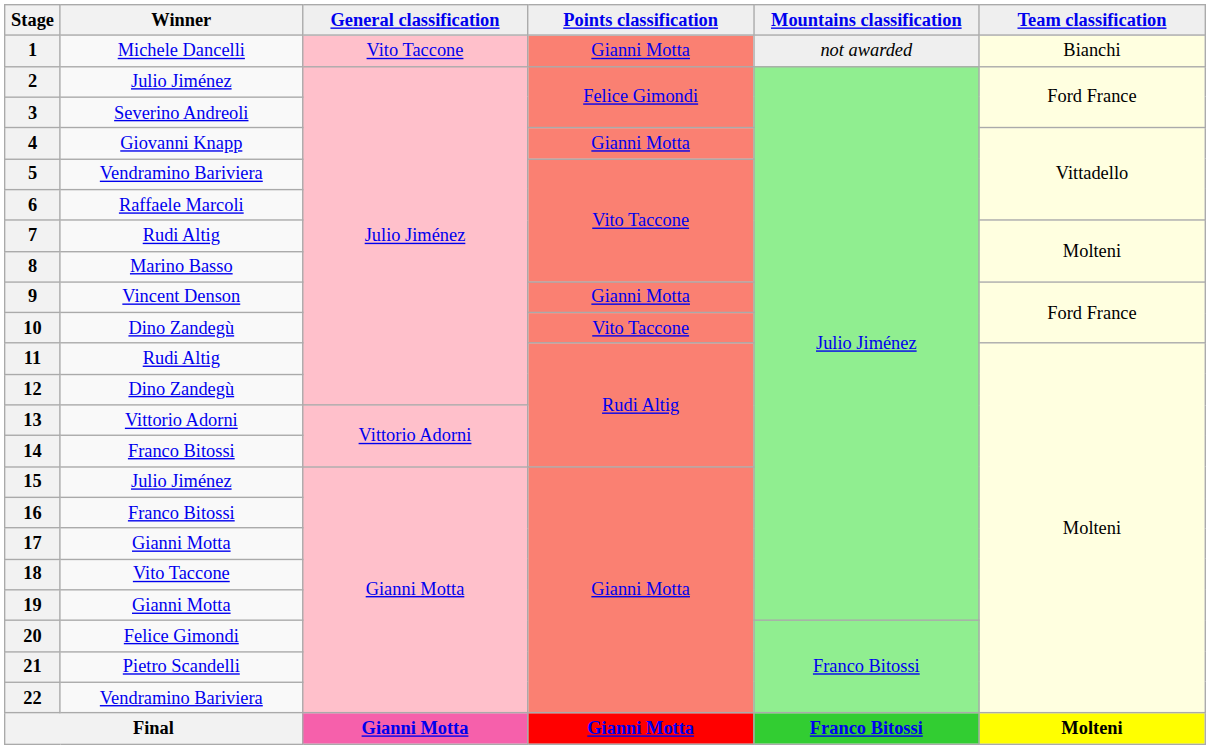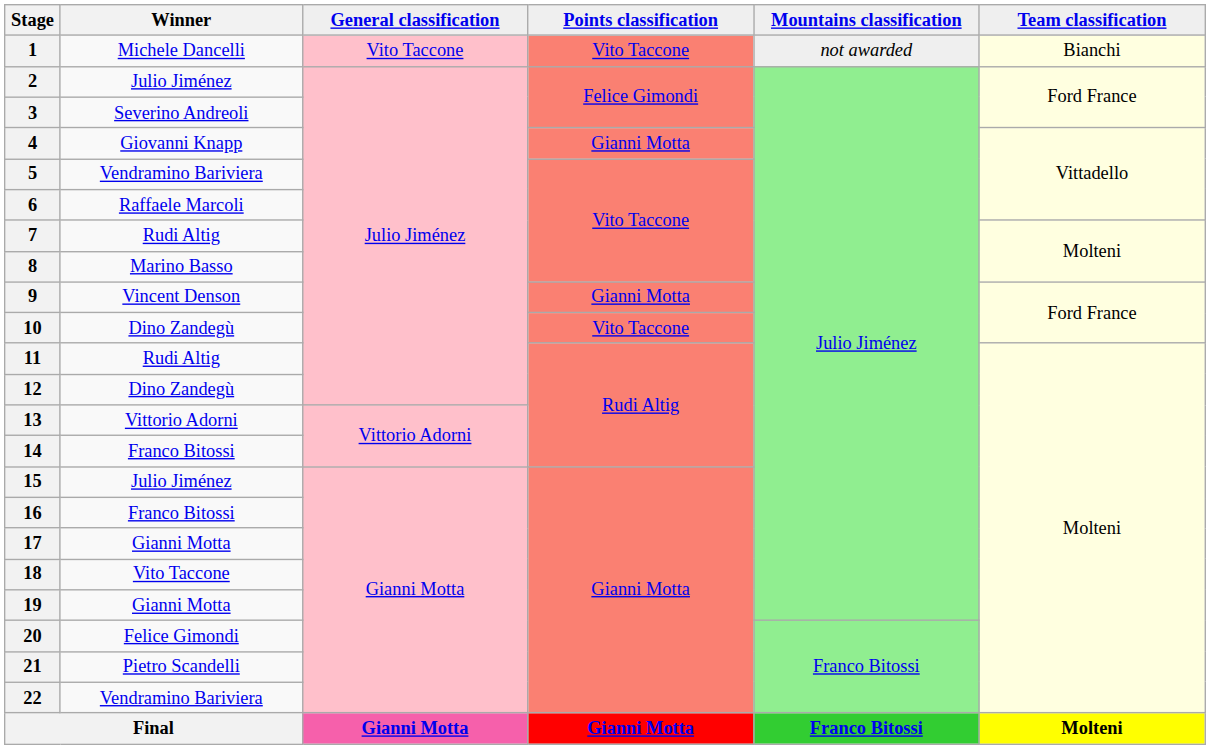(641, 51) Gianni Motta -> (641, 51) Vito Taccone
